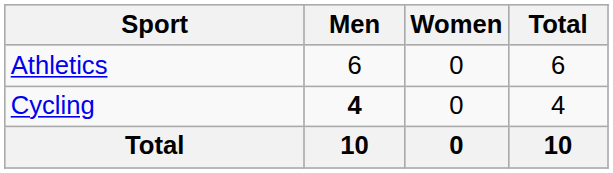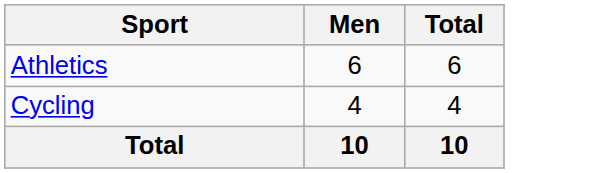- column: (456, 24)
(354, 106) bold -> (354, 106) normal
